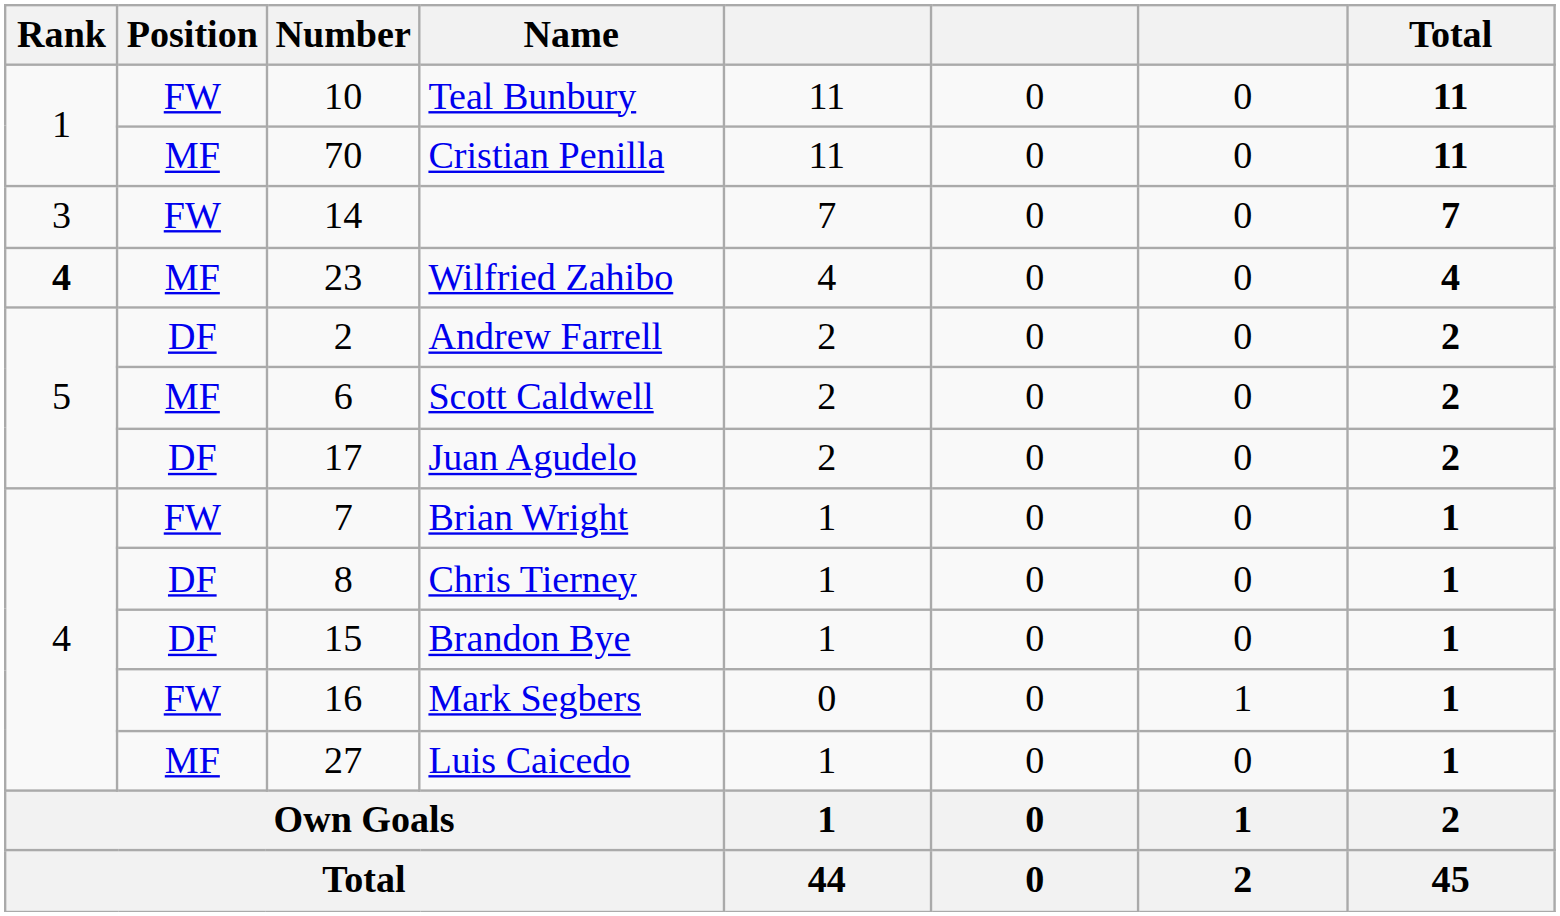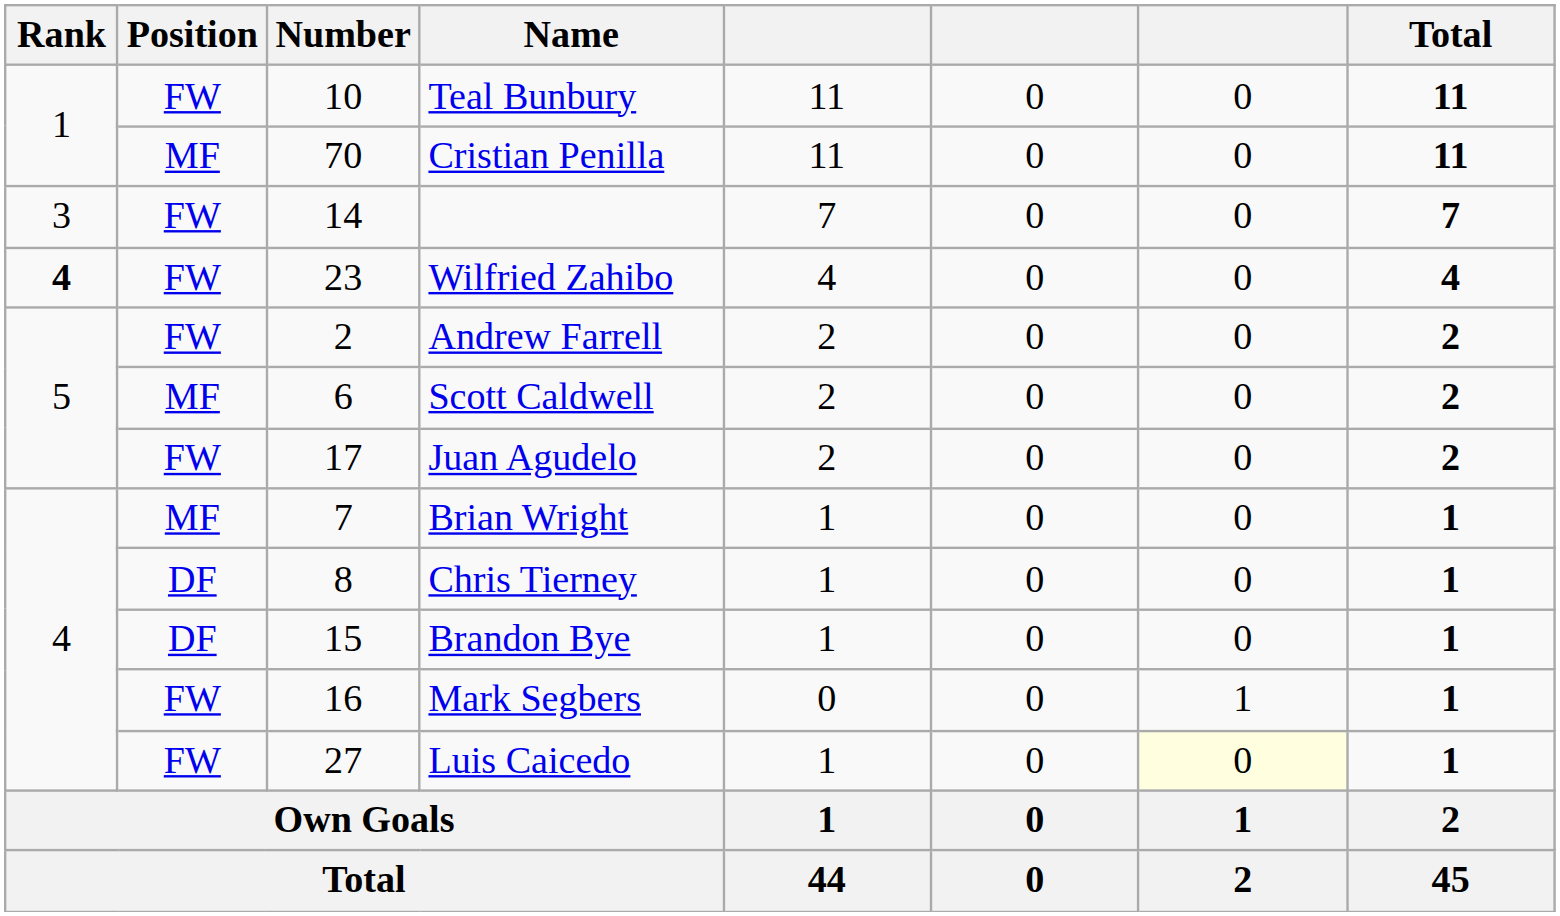(192, 276) MF -> (192, 276) FW
(192, 336) DF -> (192, 336) FW
(192, 457) DF -> (192, 457) FW
(192, 517) FW -> (192, 517) MF
(192, 759) MF -> (192, 759) FW
(1243, 759) no background -> (1243, 759) lightyellow background
